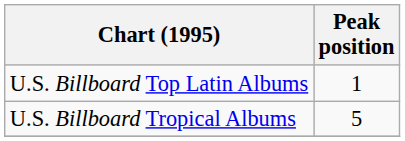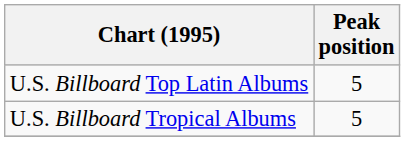(357, 82) 1 -> (357, 82) 5
